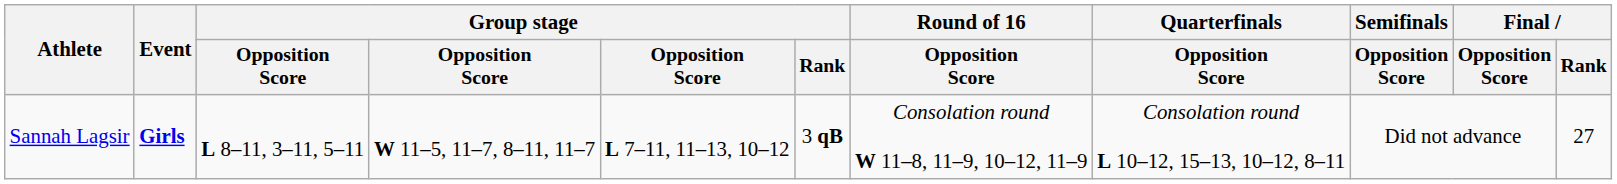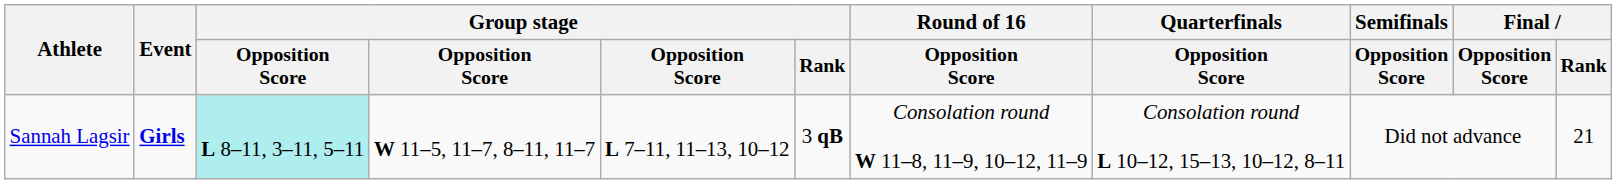(283, 149) no background -> (283, 149) paleturquoise background
(1584, 136) 27 -> (1584, 136) 21
